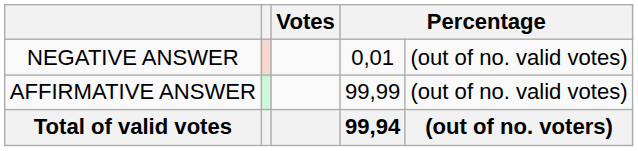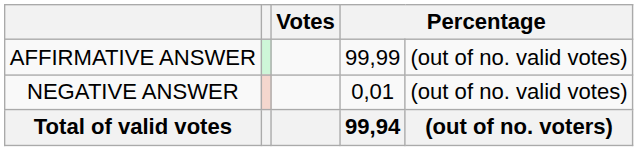rows swapped: (133, 92) <-> (133, 57)
